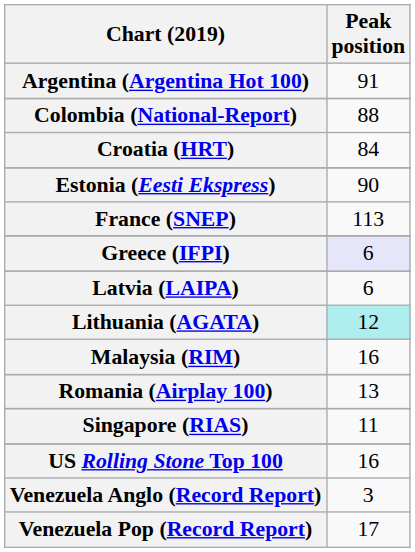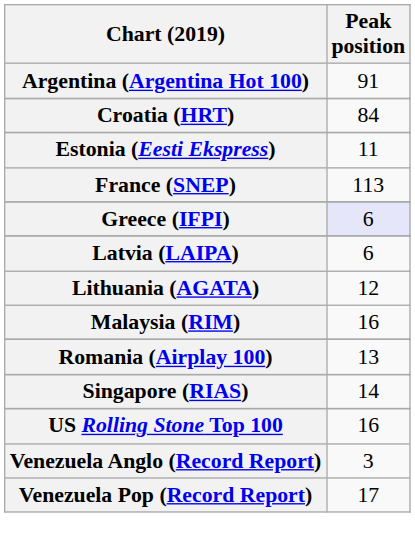- row: (166, 115)
(368, 184) 90 -> (368, 149) 11
(368, 322) paleturquoise background -> (368, 287) no background
(368, 425) 11 -> (368, 391) 14
